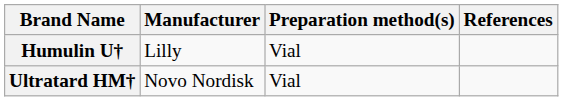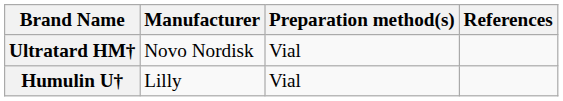rows swapped: (72, 80) <-> (72, 50)
